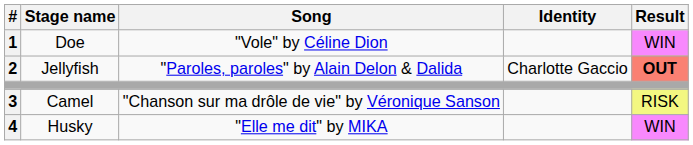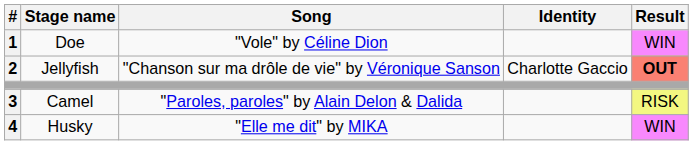(311, 68) "Paroles, paroles" by Alain Delon & Dalida -> (311, 68) "Chanson sur ma drôle de vie" by Véronique Sanson
(311, 101) "Chanson sur ma drôle de vie" by Véronique Sanson -> (311, 101) "Paroles, paroles" by Alain Delon & Dalida
